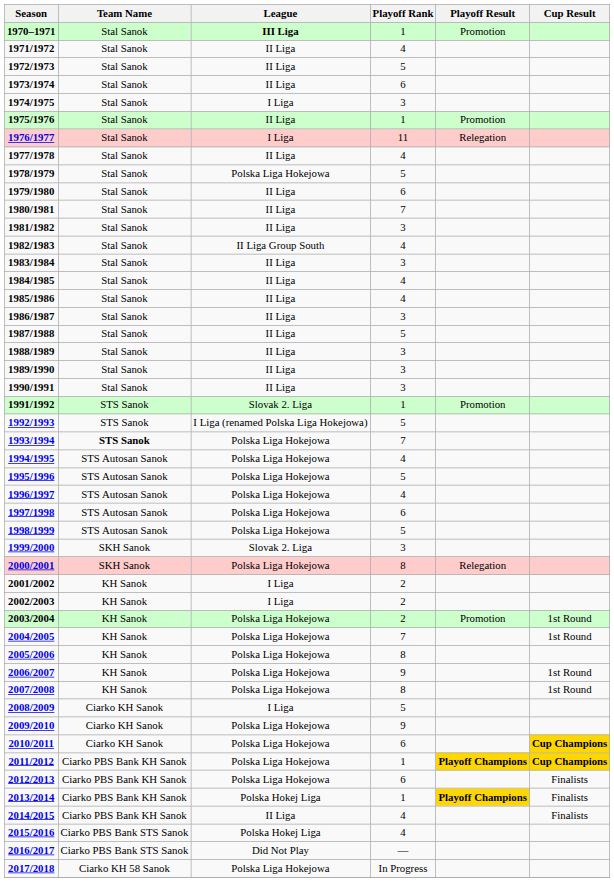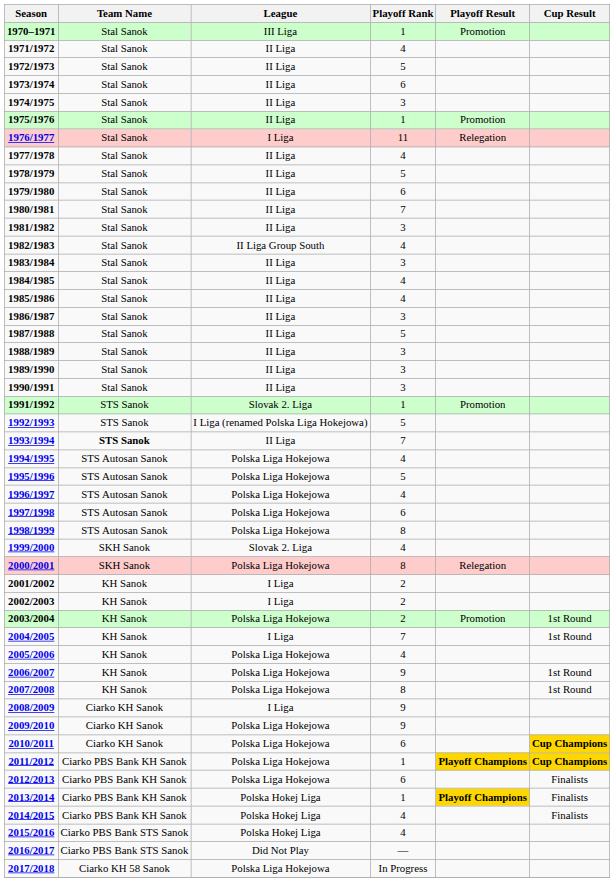(280, 31) bold -> (280, 31) normal
(280, 102) I Liga -> (280, 102) II Liga
(280, 174) Polska Liga Hokejowa -> (280, 174) II Liga
(280, 441) Polska Liga Hokejowa -> (280, 441) II Liga
(403, 530) 5 -> (403, 530) 8
(403, 548) 3 -> (403, 548) 4
(280, 637) Polska Liga Hokejowa -> (280, 637) I Liga
(403, 655) 8 -> (403, 655) 4
(403, 708) 5 -> (403, 708) 9
(280, 815) II Liga -> (280, 815) Polska Hokej Liga
